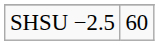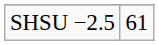(137, 22) 60 -> (137, 22) 61
